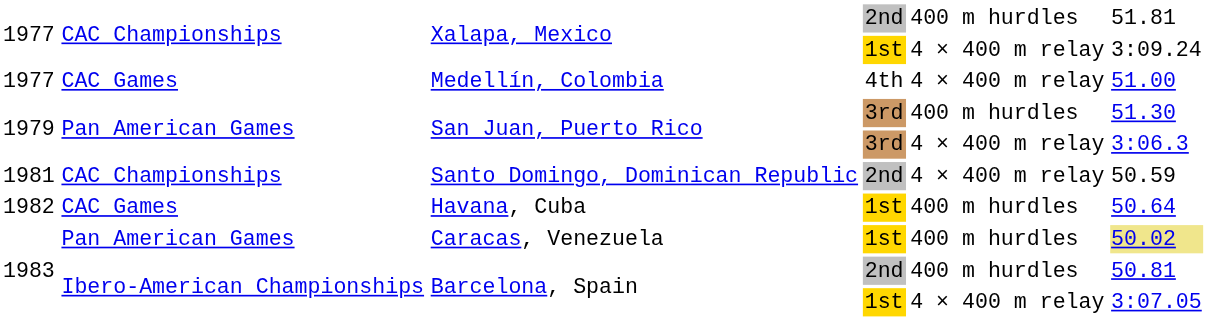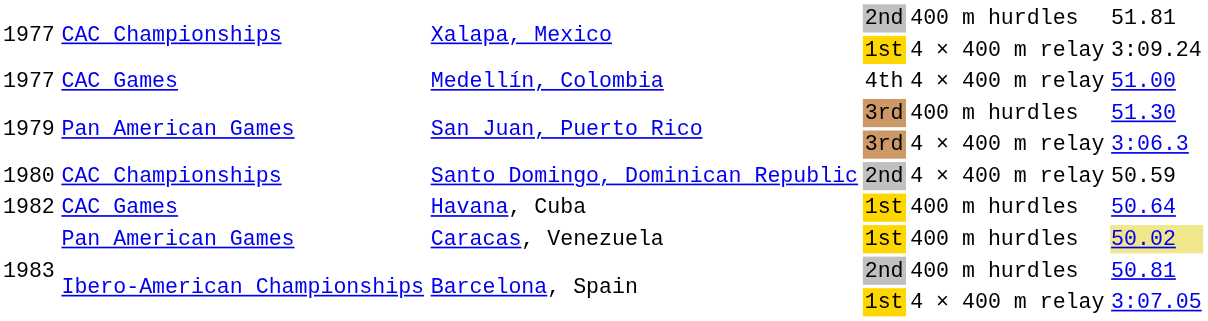(29, 176) 1981 -> (29, 176) 1980
